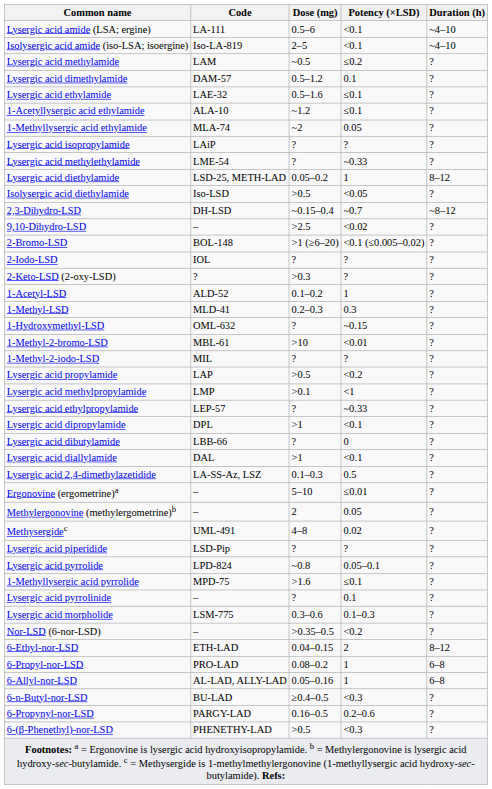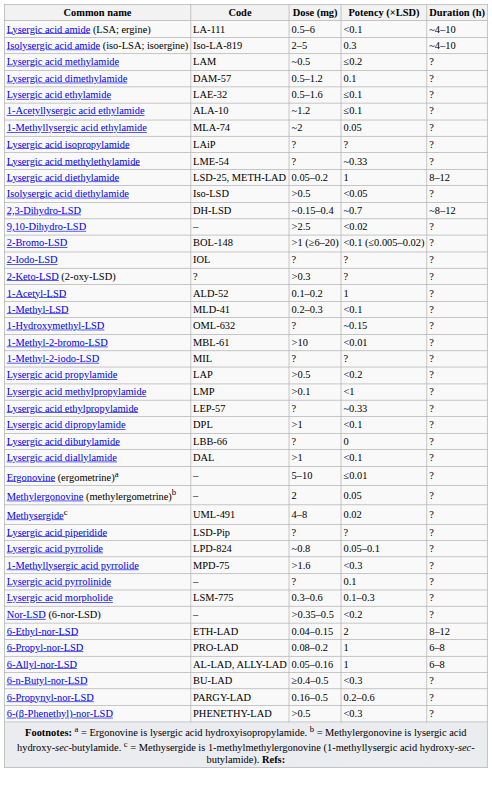(353, 45) <0.1 -> (350, 45) 0.3
(350, 309) 0.3 -> (353, 309) <0.1
- row: (81, 474)
(353, 581) ≤0.1 -> (353, 565) <0.3
